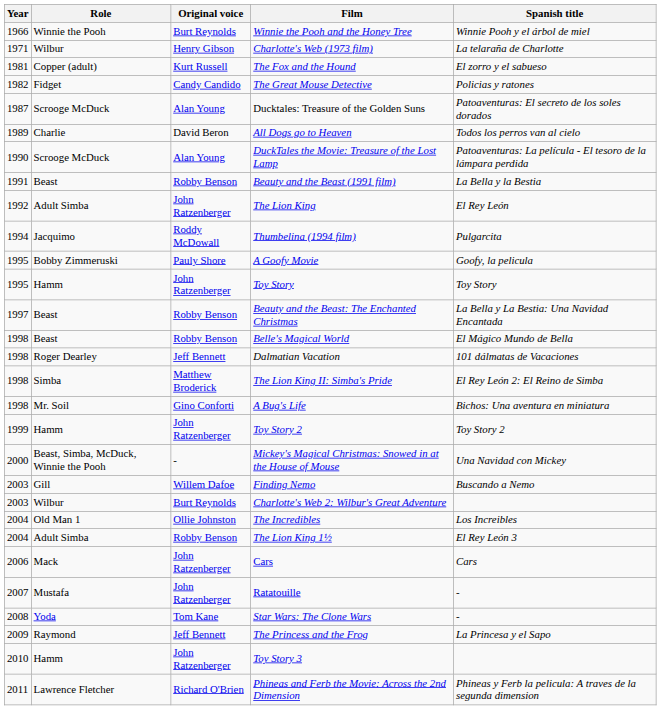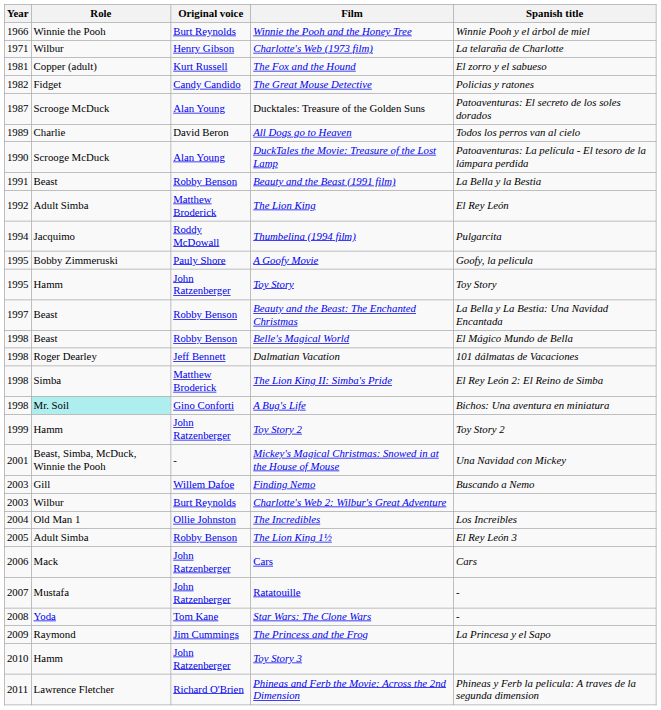(202, 205) John Ratzenberger -> (195, 205) Matthew Broderick
(51, 405) no background -> (51, 405) paleturquoise background
(18, 460) 2000 -> (18, 460) 2001
(18, 538) 2004 -> (18, 538) 2005
(199, 634) Jeff Bennett -> (206, 634) Jim Cummings
